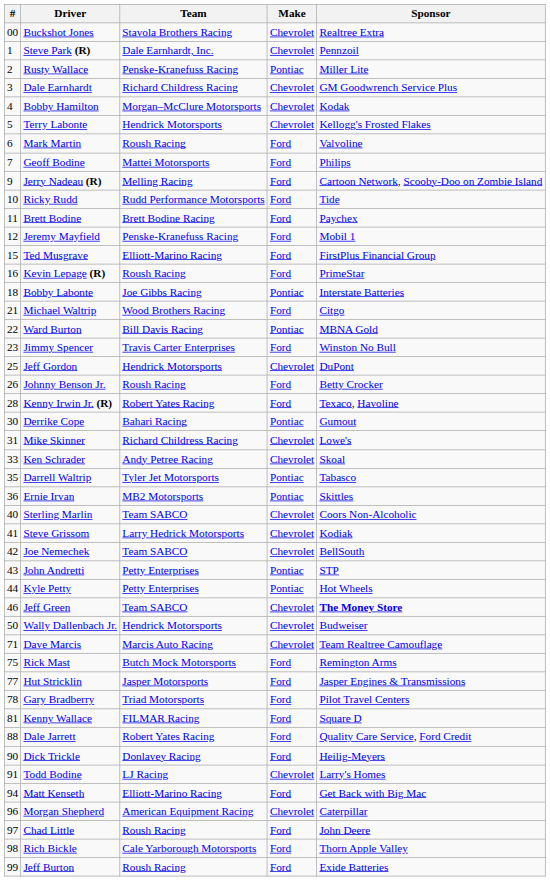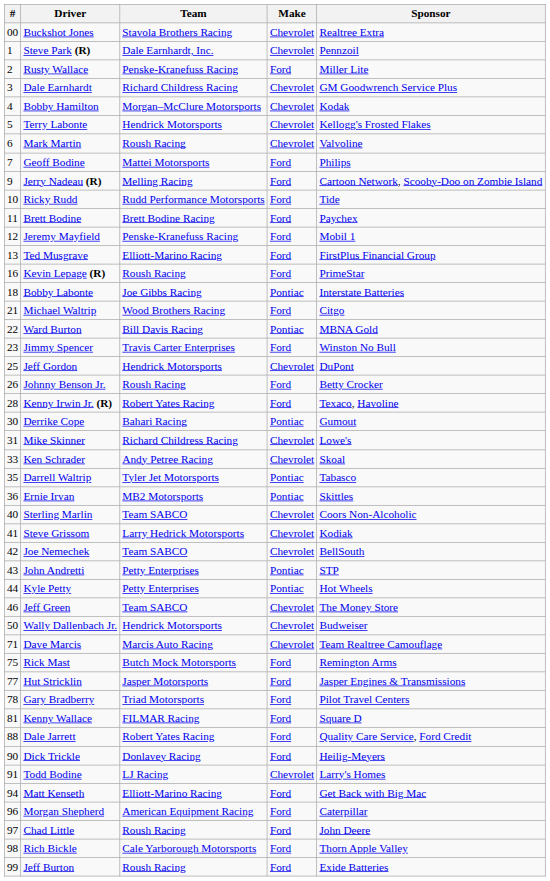(287, 69) Pontiac -> (281, 69) Ford
(281, 143) Ford -> (292, 143) Chevrolet
(13, 255) 15 -> (13, 255) 13
(361, 607) bold -> (359, 607) normal
(292, 811) Chevrolet -> (281, 811) Ford
